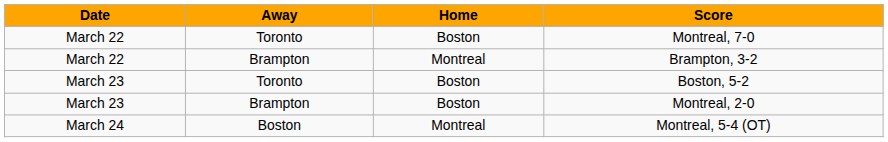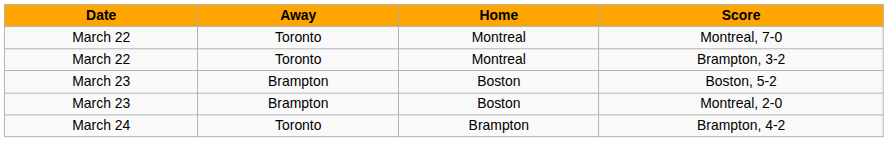(458, 37) Boston -> (499, 37) Montreal
(279, 59) Brampton -> (298, 59) Toronto
(279, 81) Toronto -> (298, 81) Brampton
+ row: (741, 125)
- row: (713, 125)
